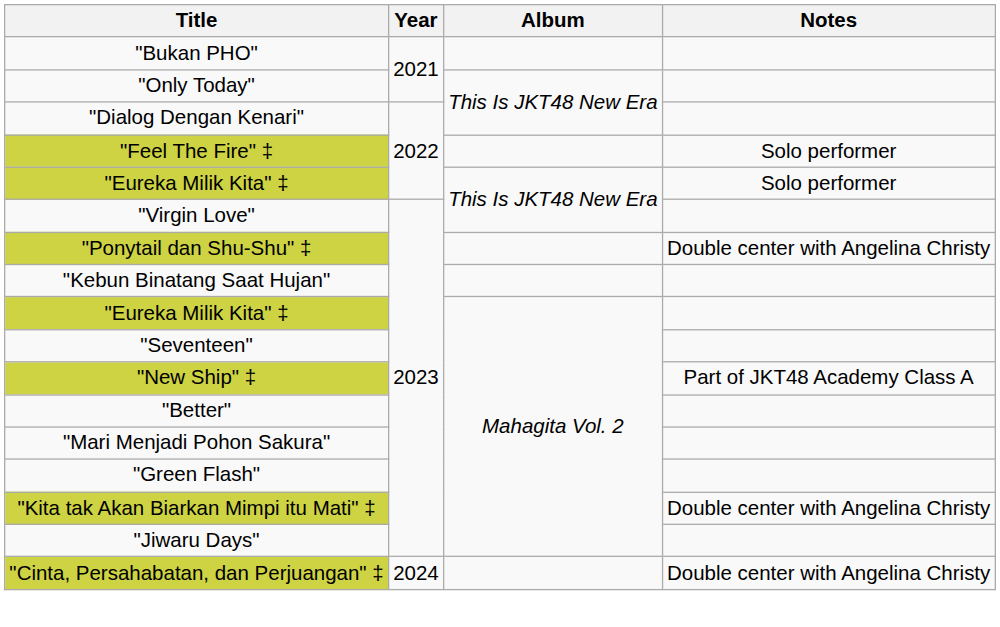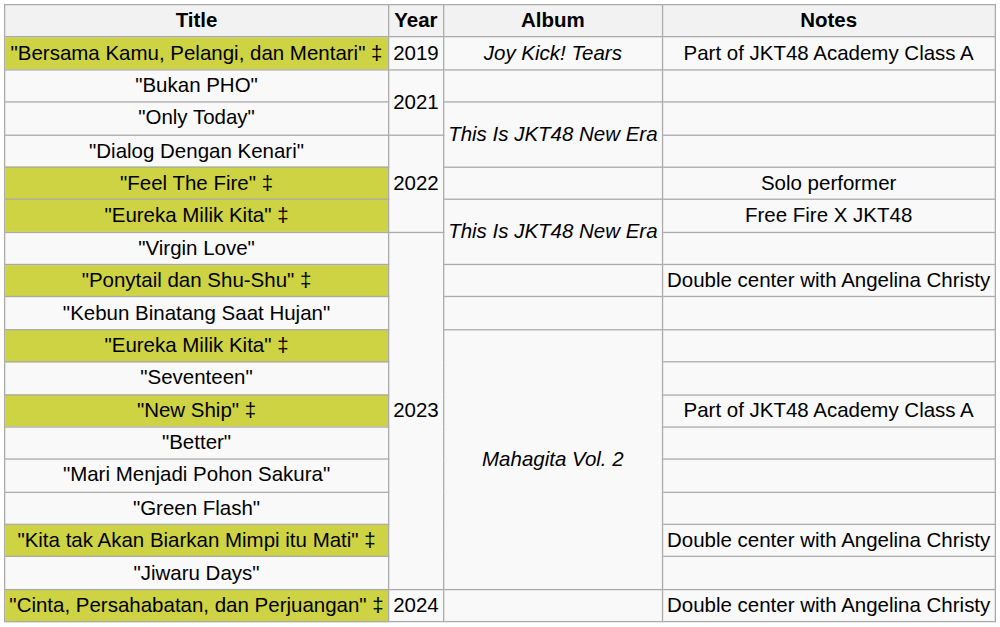+ row: (197, 53)
(829, 183) Solo performer -> (829, 215) Free Fire X JKT48
